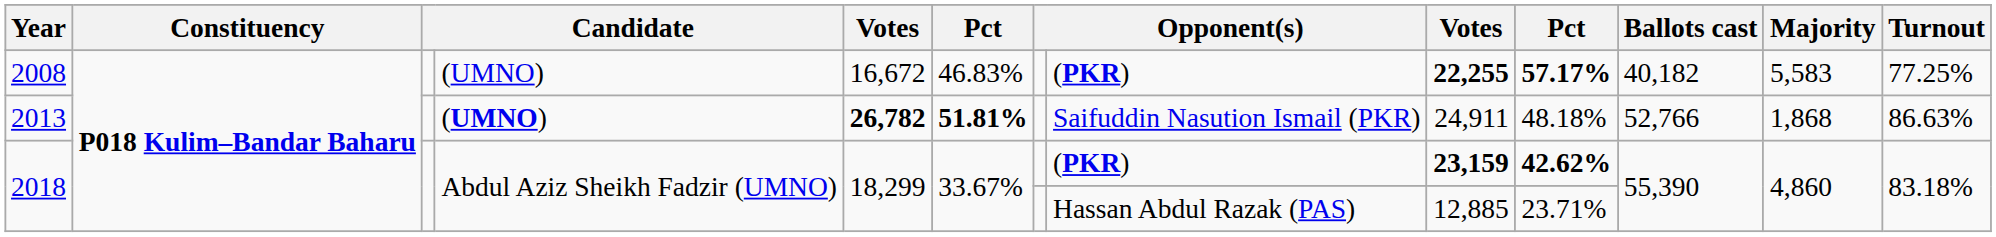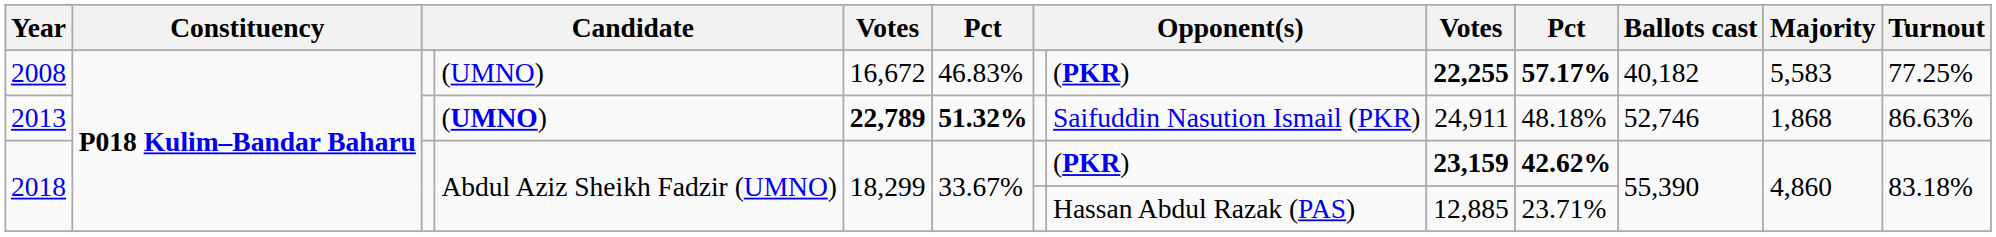(888, 117) 26,782 -> (888, 117) 22,789
(983, 117) 51.81% -> (983, 117) 51.32%
(1661, 117) 52,766 -> (1661, 117) 52,746
